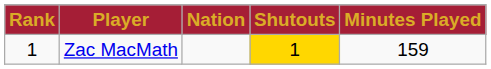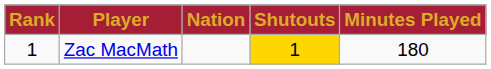(413, 50) 159 -> (413, 50) 180
